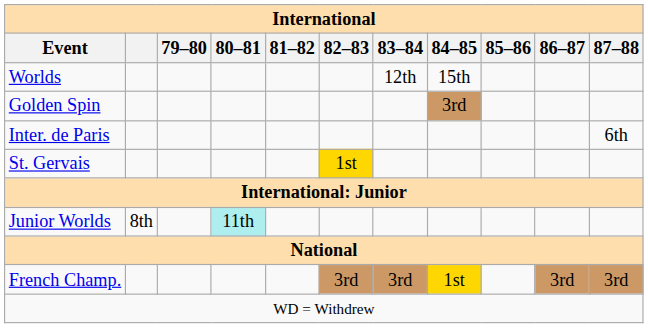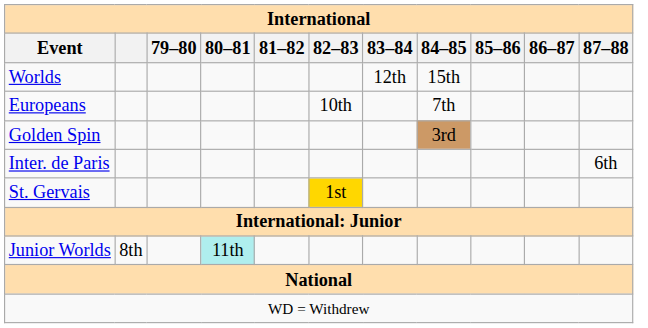+ row: (47, 105)
- row: (65, 279)
